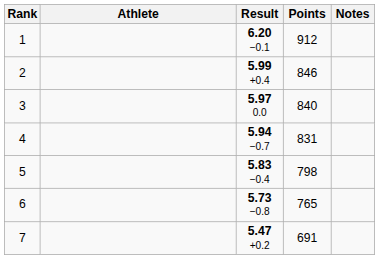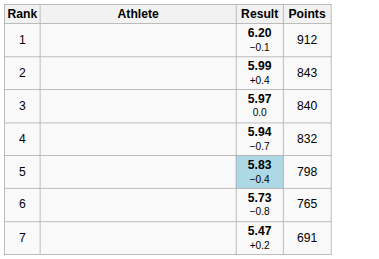- column: (353, 14)
(307, 73) 846 -> (307, 73) 843
(307, 139) 831 -> (307, 139) 832
(260, 172) no background -> (260, 172) lightblue background
